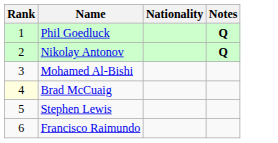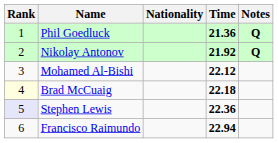+ column: (222, 14)
(21, 109) no background -> (21, 109) lavender background
